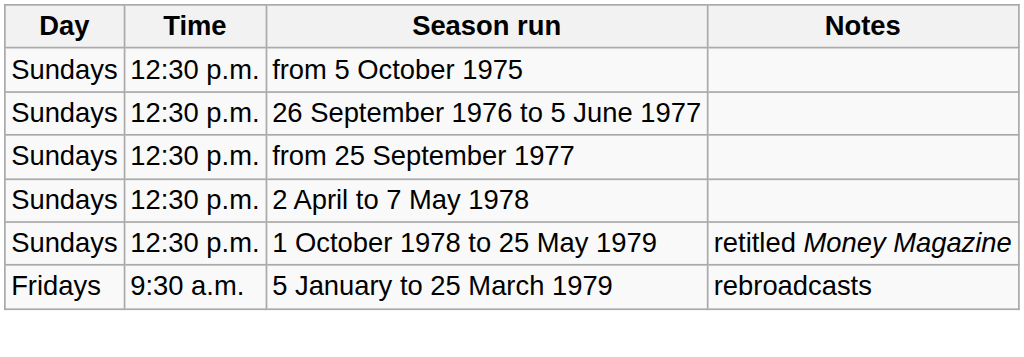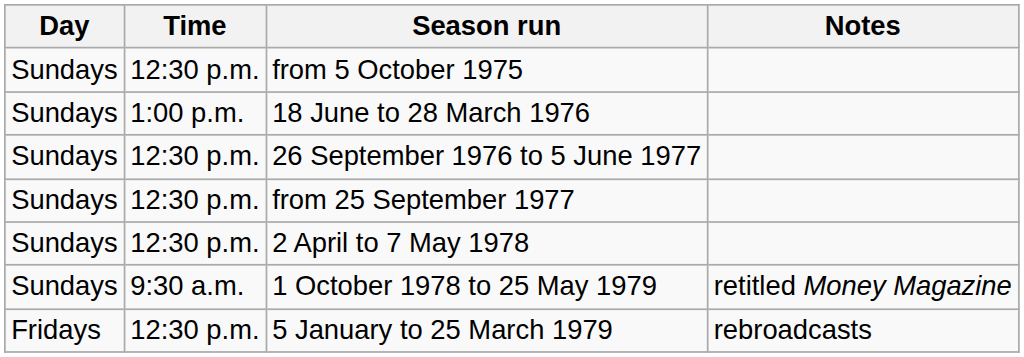+ row: (431, 112)
(195, 243) 12:30 p.m. -> (187, 286) 9:30 a.m.
(187, 286) 9:30 a.m. -> (195, 329) 12:30 p.m.
